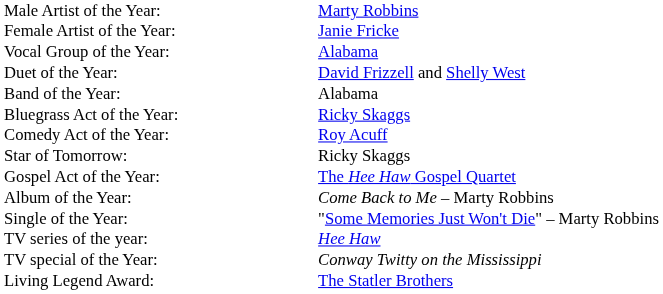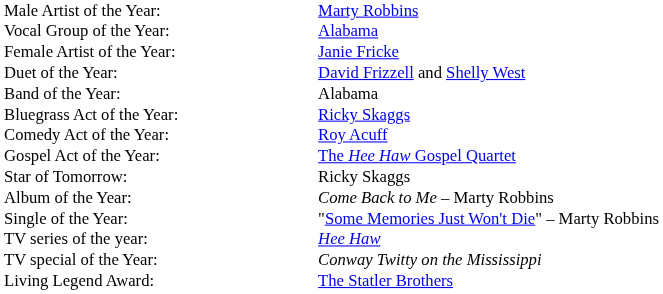rows swapped: (90, 31) <-> (87, 51)
rows swapped: (82, 176) <-> (66, 155)
